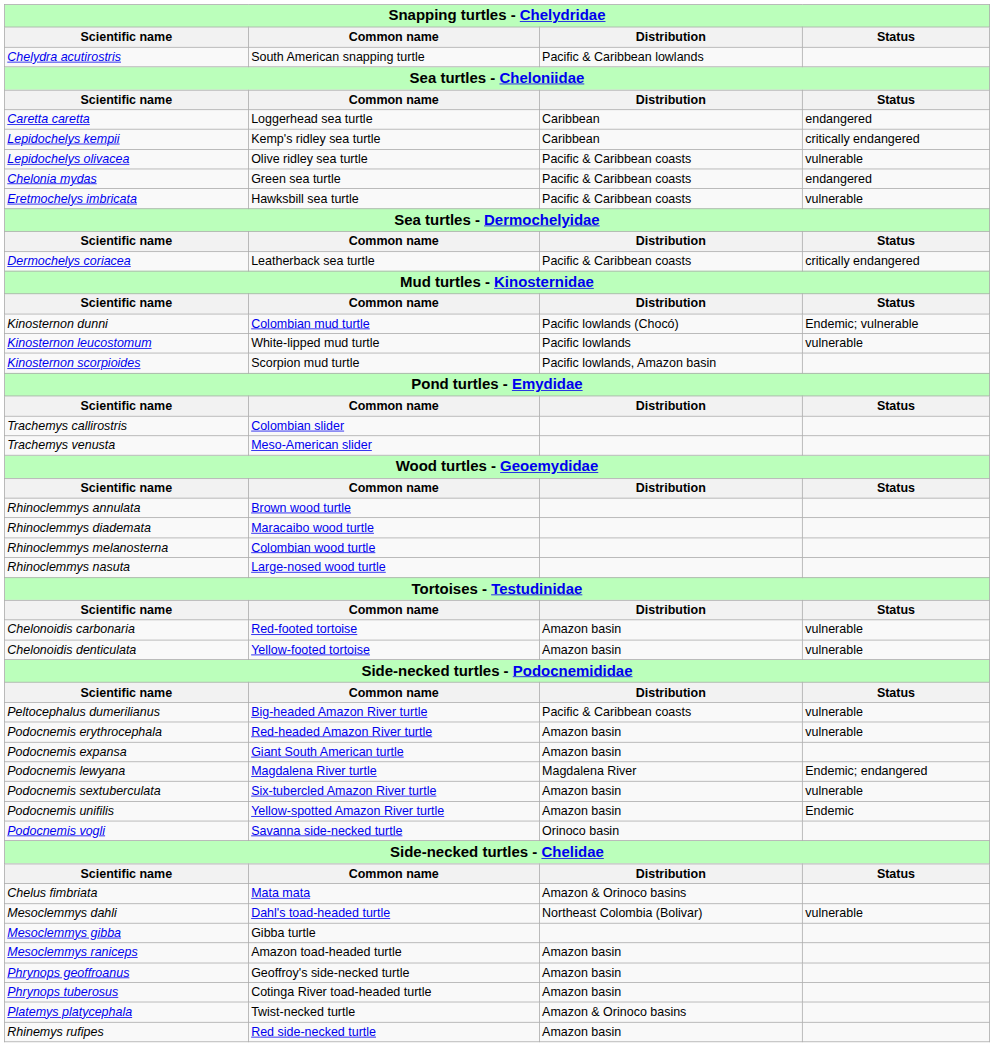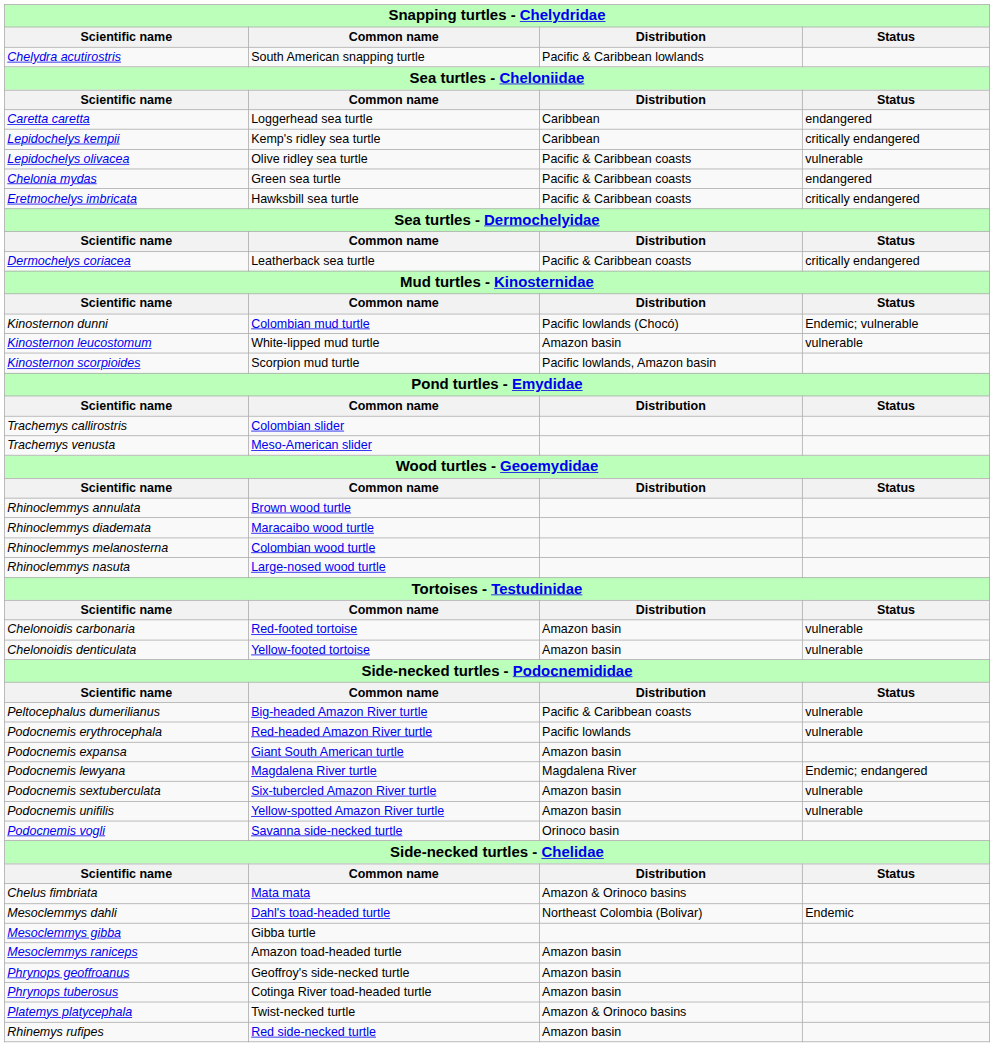(834, 198) vulnerable -> (863, 198) critically endangered
(586, 343) Pacific lowlands -> (582, 343) Amazon basin
(582, 732) Amazon basin -> (586, 732) Pacific lowlands
(830, 811) Endemic -> (834, 811) vulnerable
(834, 913) vulnerable -> (830, 913) Endemic
